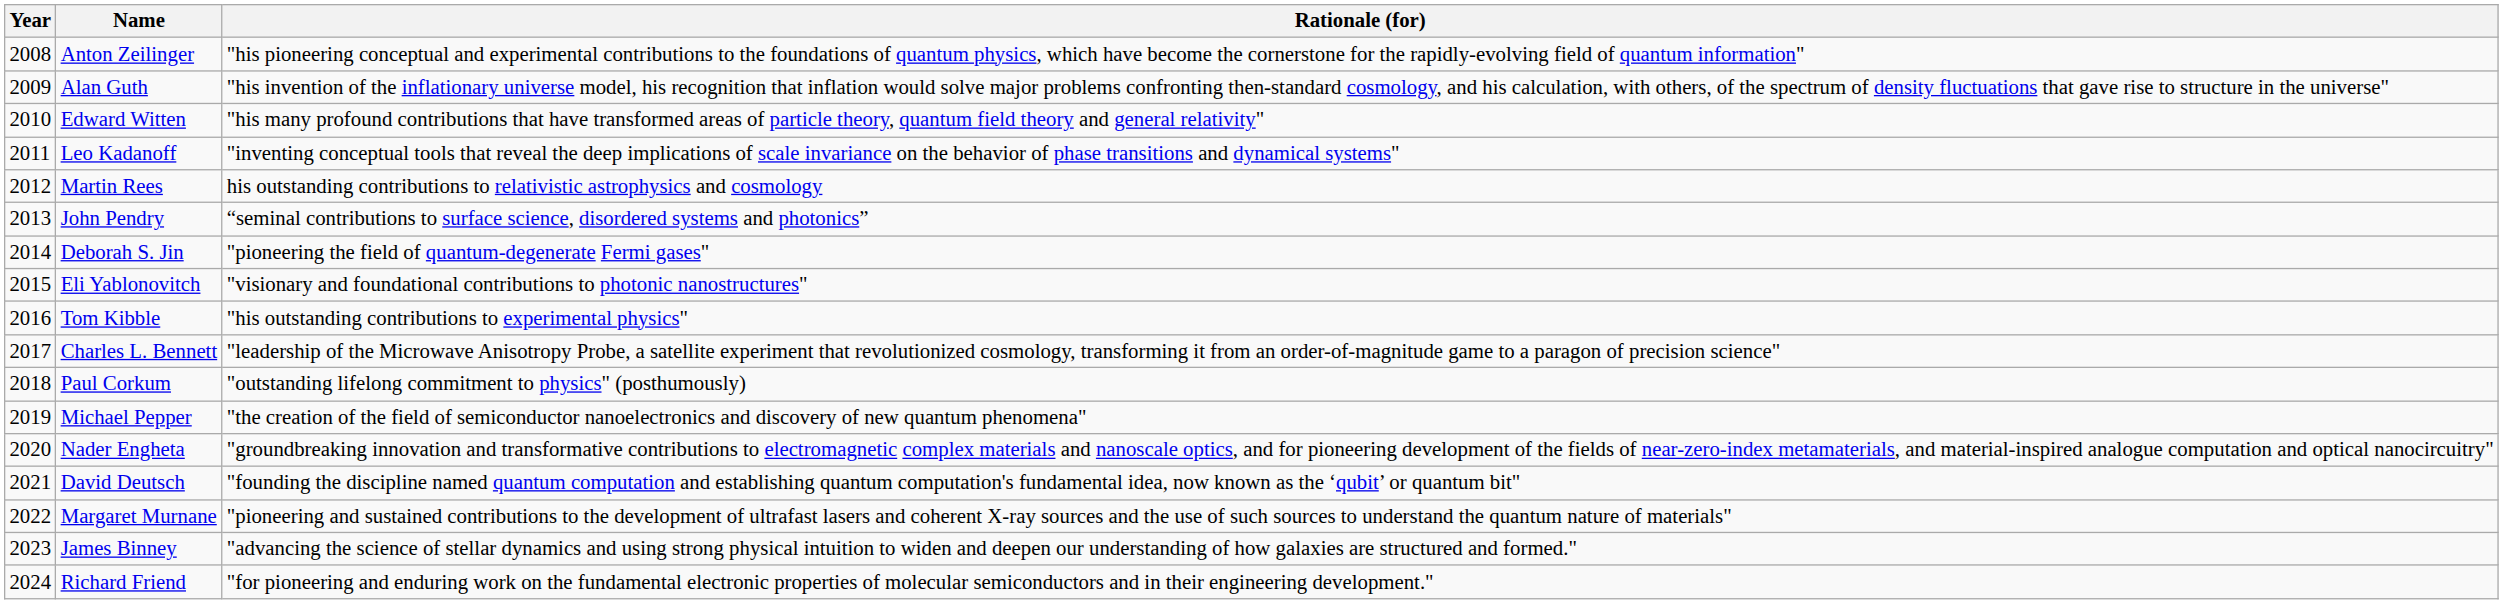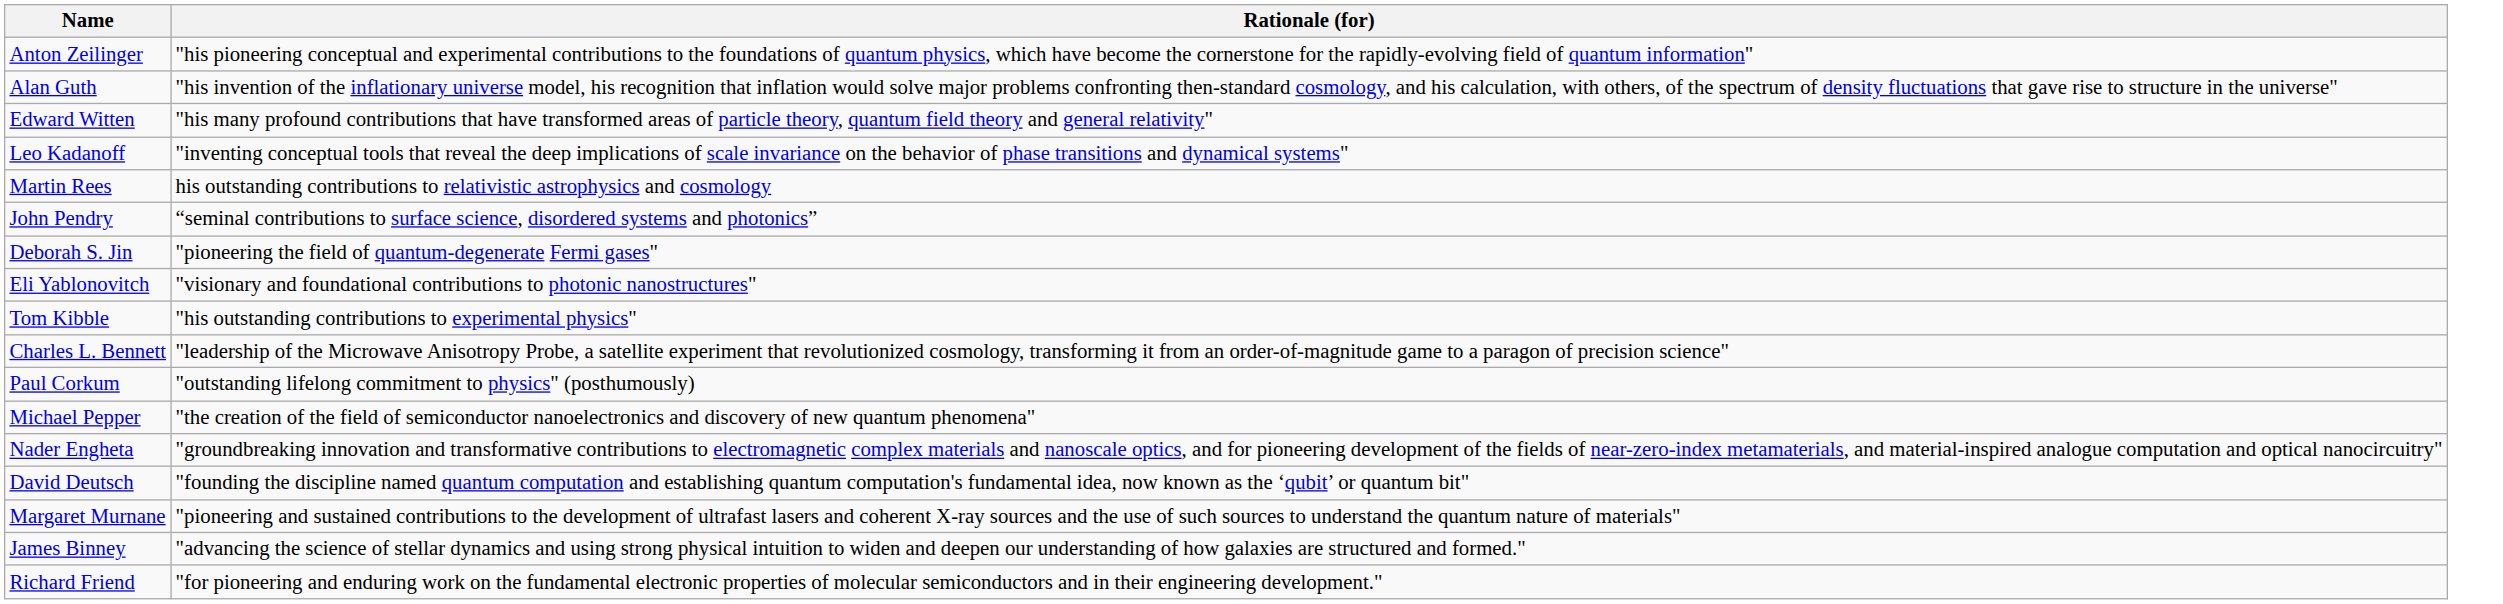- column: (30, 20)
